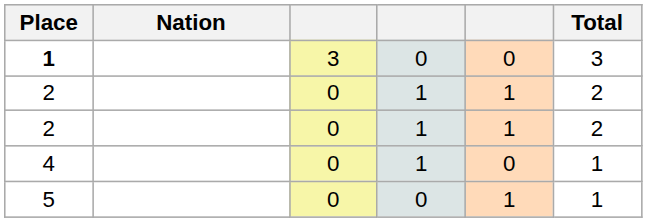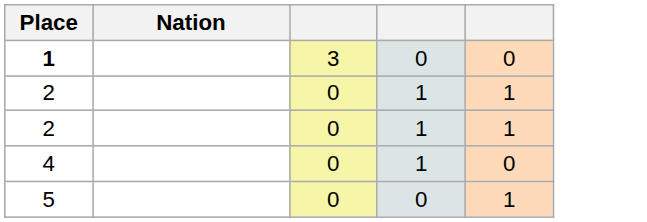- column: (597, 23)
